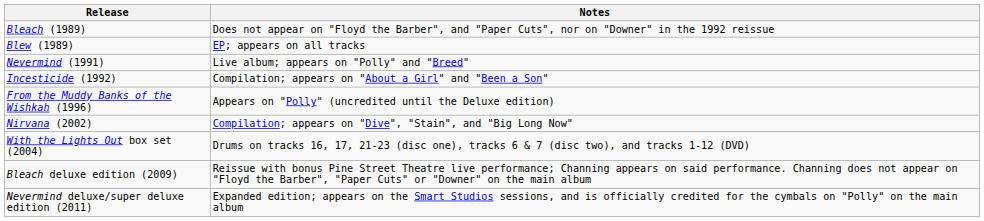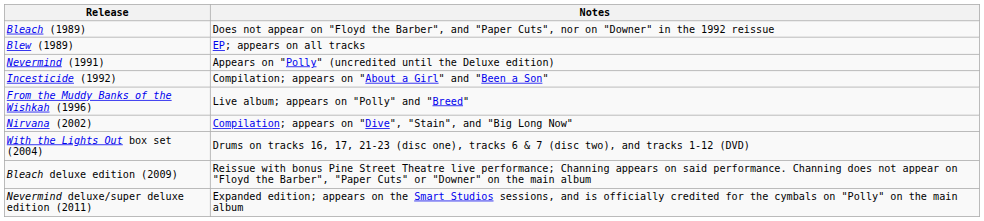(341, 62) Live album; appears on "Polly" and "Breed" -> (384, 62) Appears on "Polly" (uncredited until the Deluxe edition)
(384, 101) Appears on "Polly" (uncredited until the Deluxe edition) -> (341, 101) Live album; appears on "Polly" and "Breed"
